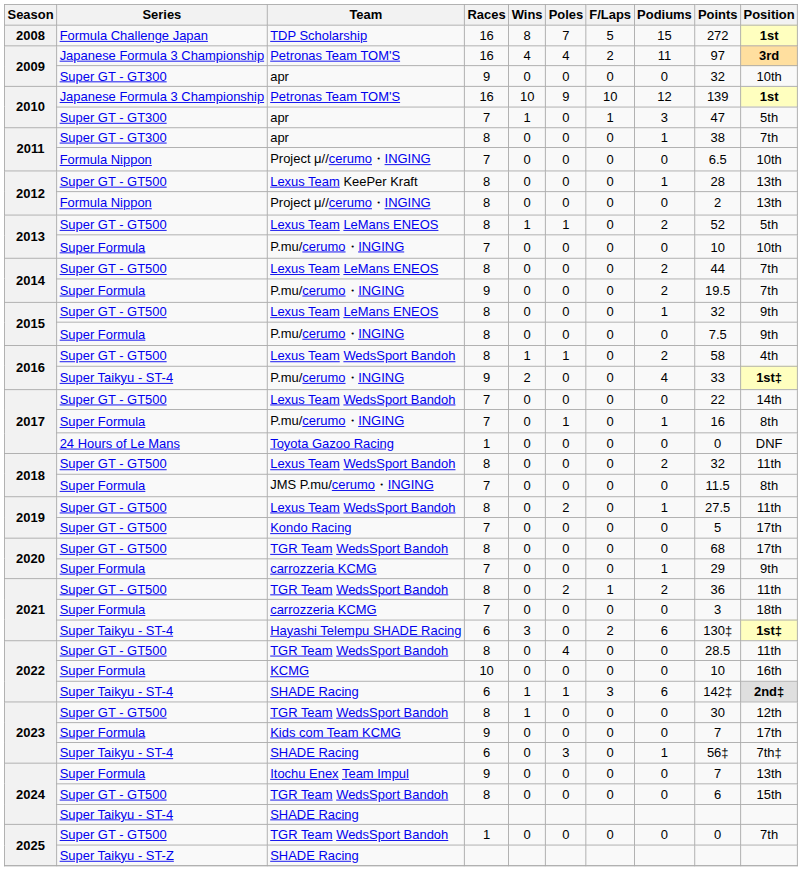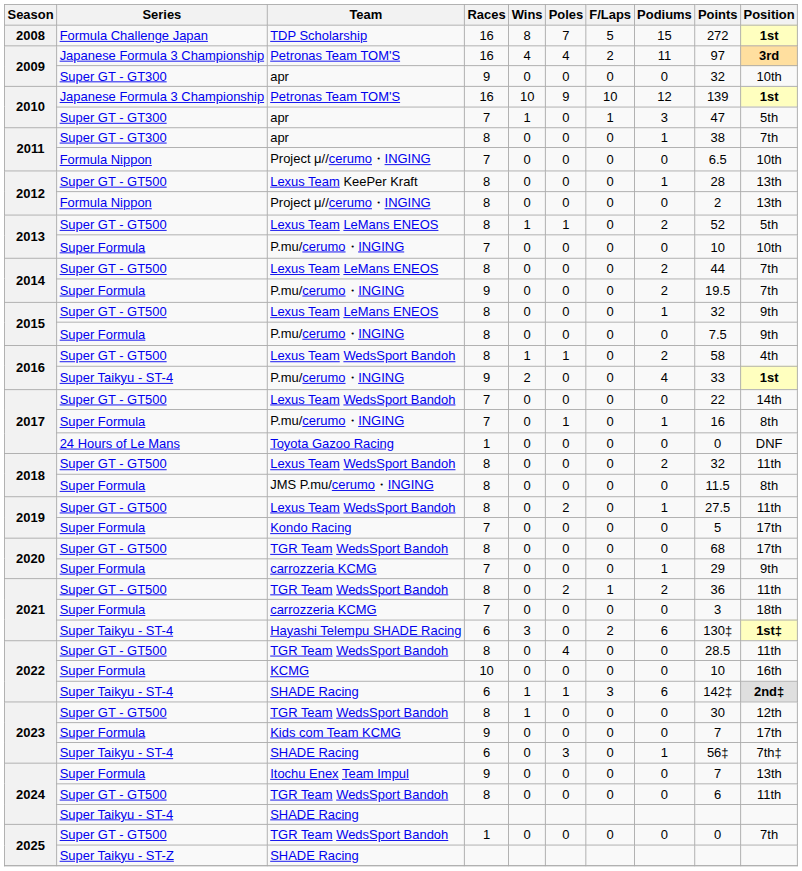(769, 378) 1st‡ -> (769, 378) 1st
(487, 486) 7 -> (487, 486) 8
(113, 528) Super GT - GT500 -> (102, 528) Super Formula
(769, 794) 15th -> (769, 794) 11th
